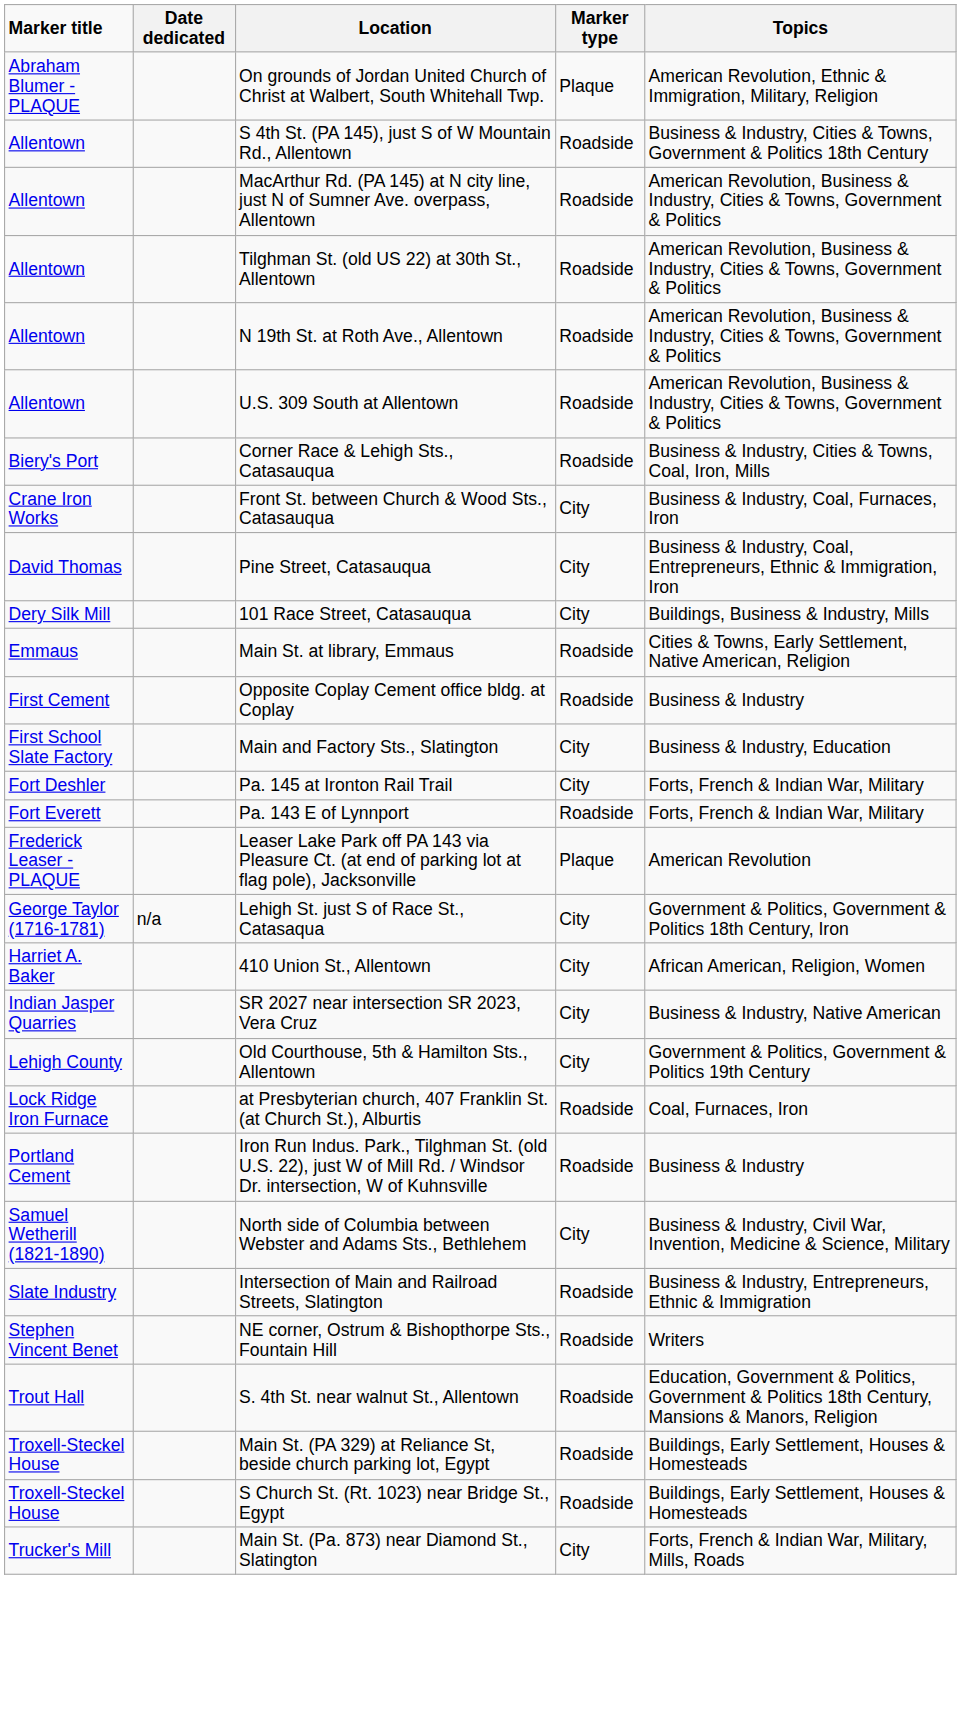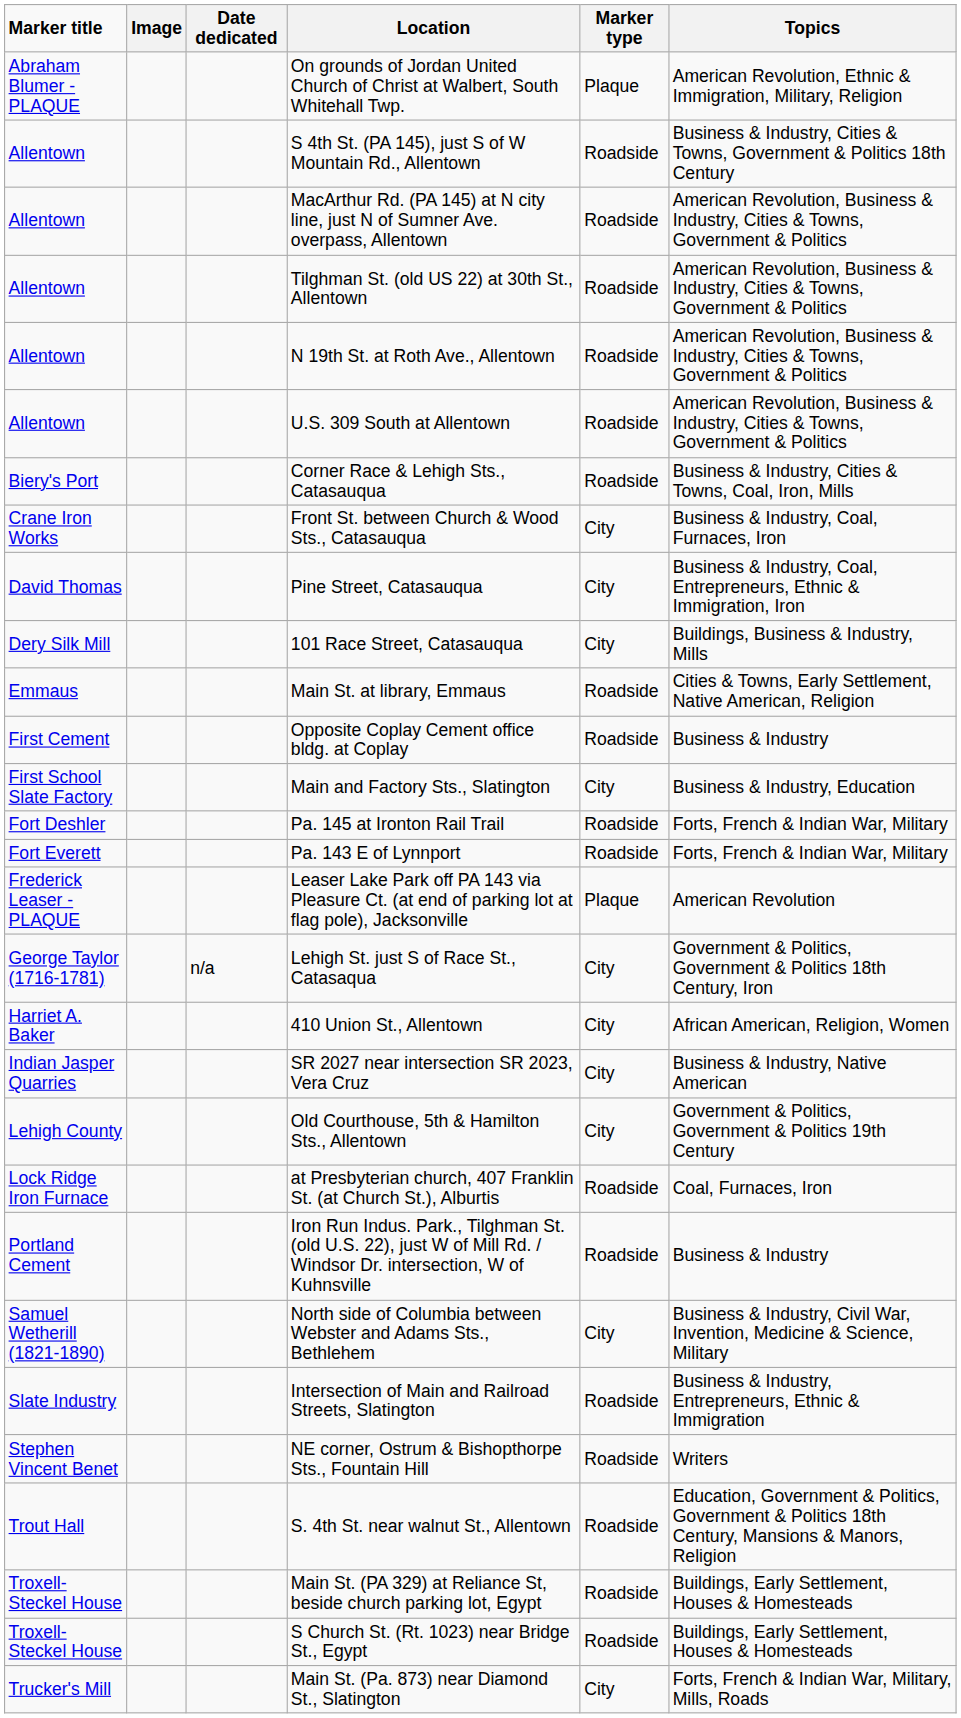+ column: (157, 28)
(574, 785) City -> (621, 825) Roadside
